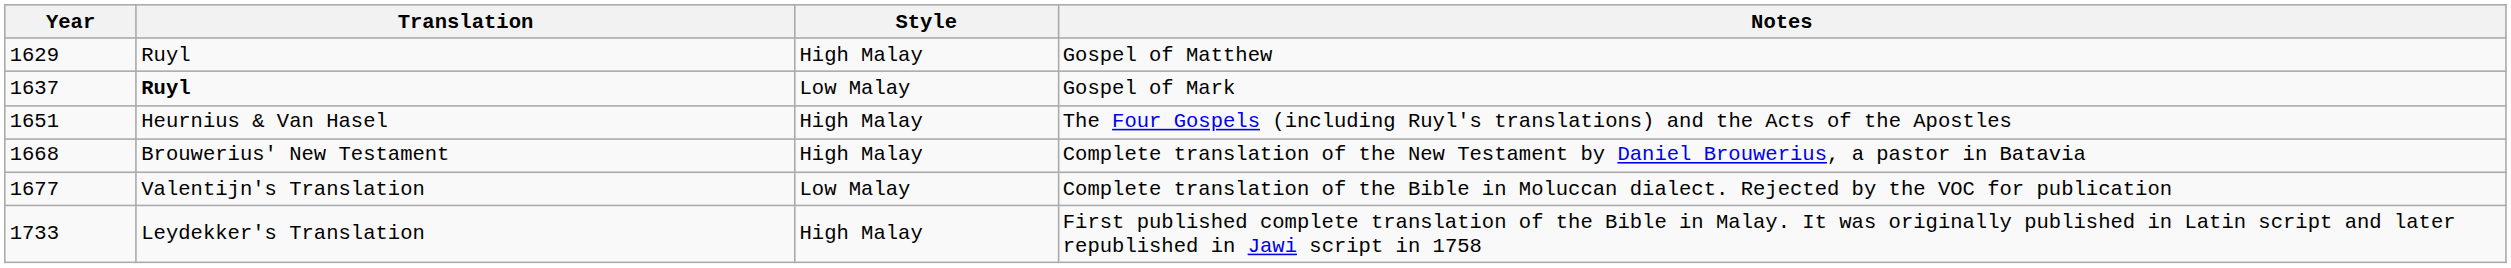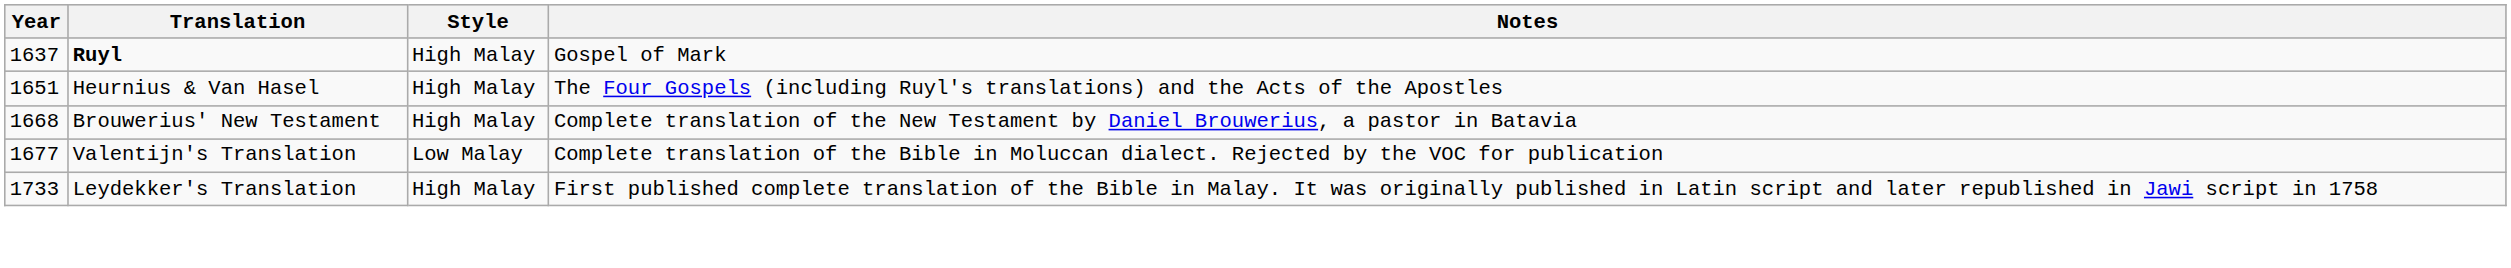- row: (1168, 55)
(855, 88) Low Malay -> (474, 55) High Malay
